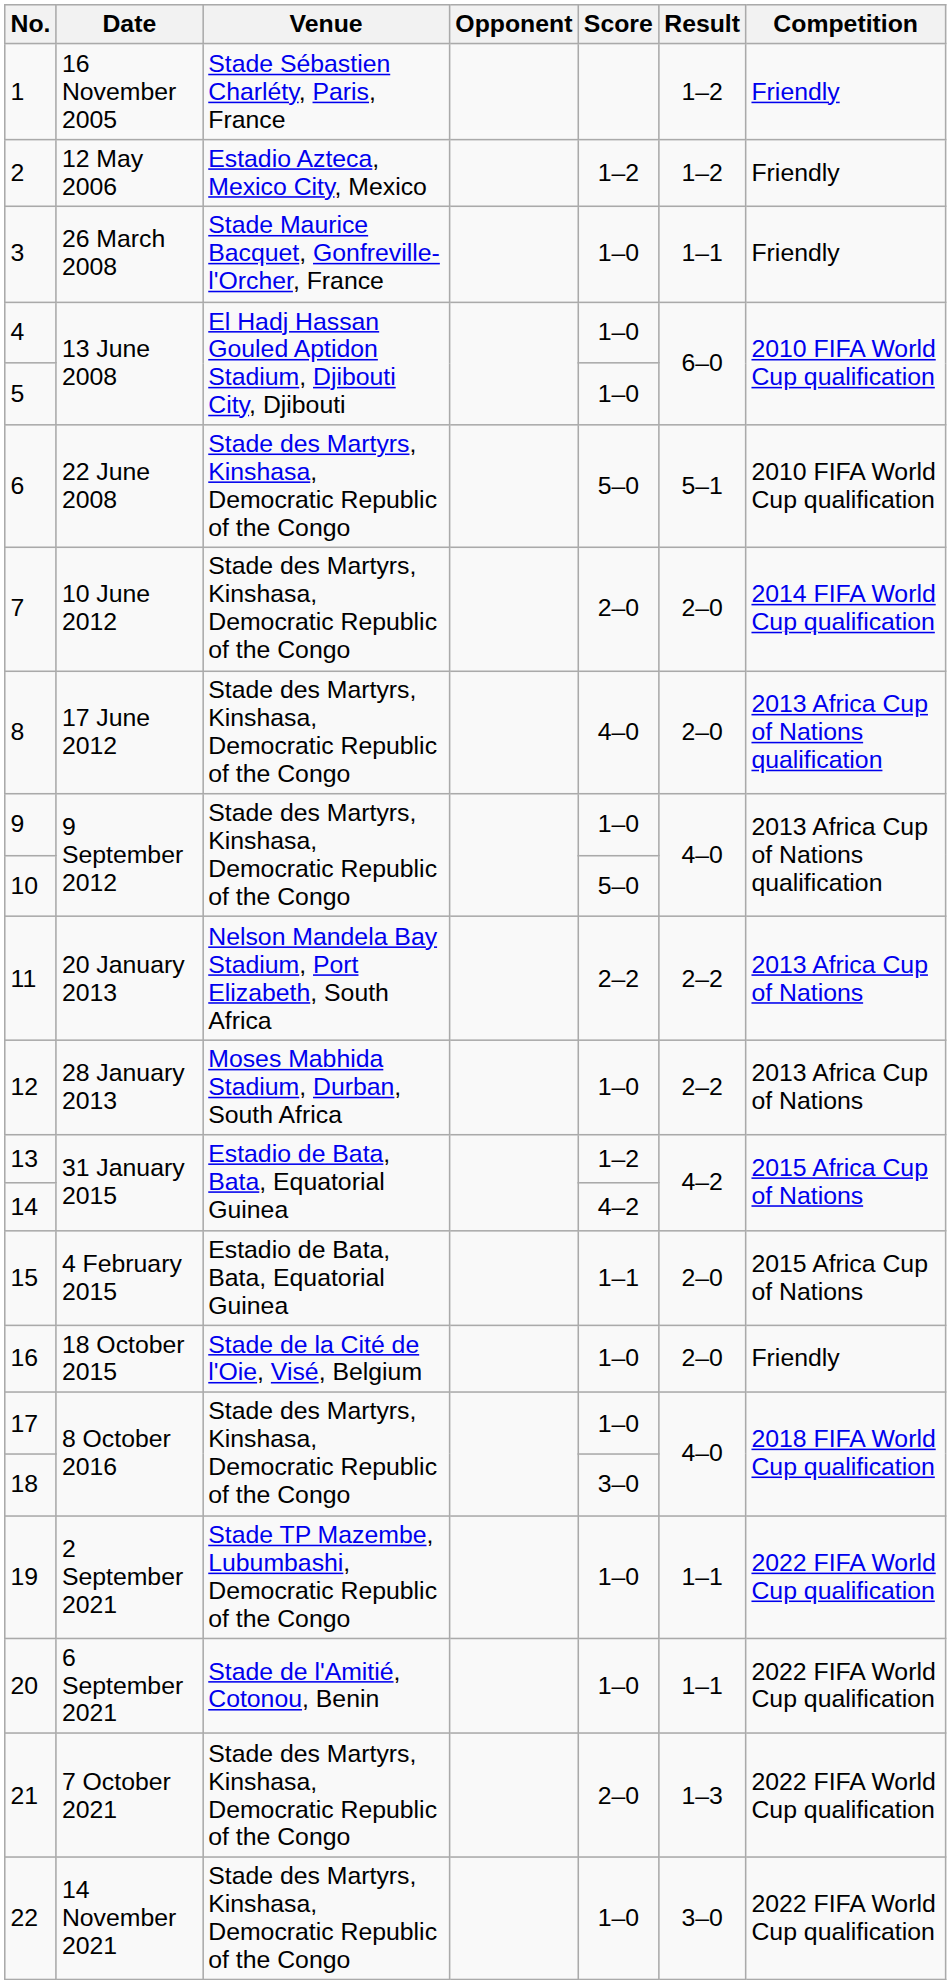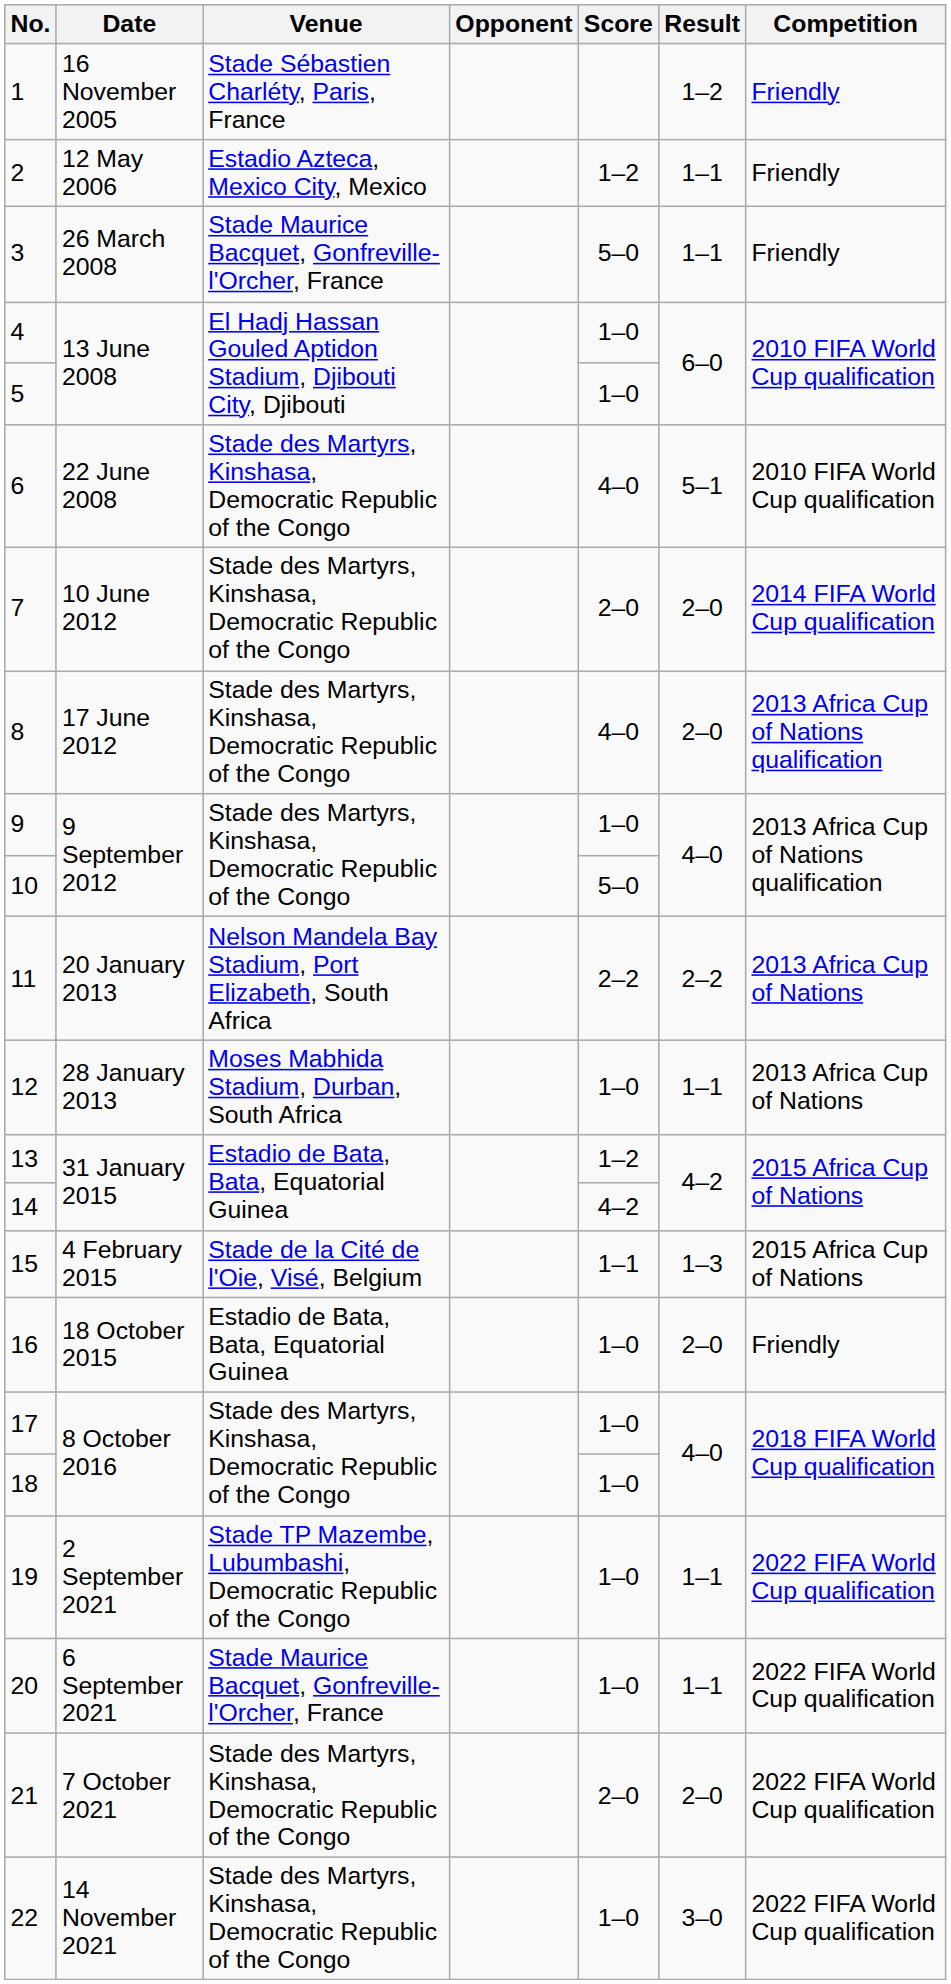(702, 172) 1–2 -> (702, 172) 1–1
(618, 253) 1–0 -> (618, 253) 5–0
(618, 485) 5–0 -> (618, 485) 4–0
(702, 1087) 2–2 -> (702, 1087) 1–1
(299, 1277) Estadio de Bata, Bata, Equatorial Guinea -> (315, 1263) Stade de la Cité de l'Oie, Visé, Belgium
(702, 1277) 2–0 -> (702, 1263) 1–3
(315, 1358) Stade de la Cité de l'Oie, Visé, Belgium -> (299, 1344) Estadio de Bata, Bata, Equatorial Guinea
(618, 1484) 3–0 -> (618, 1484) 1–0
(304, 1685) Stade de l'Amitié, Cotonou, Benin -> (324, 1685) Stade Maurice Bacquet, Gonfreville-l'Orcher, France
(702, 1794) 1–3 -> (702, 1794) 2–0
